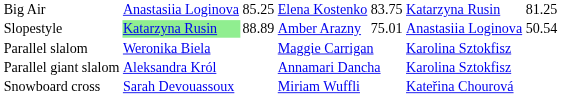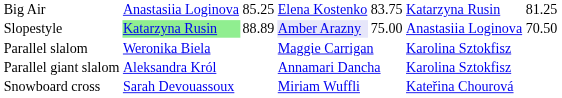(319, 28) no background -> (319, 28) lavender background
(387, 28) 75.01 -> (387, 28) 75.00
(542, 28) 50.54 -> (542, 28) 70.50
